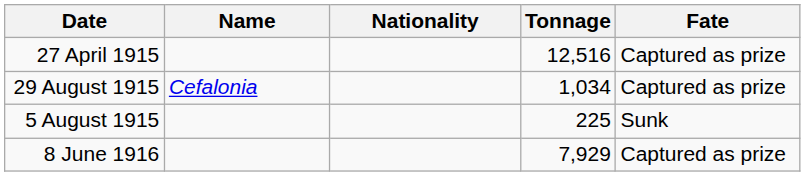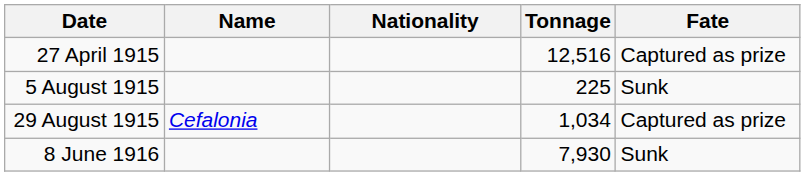rows swapped: (92, 120) <-> (86, 87)
(585, 154) 7,929 -> (585, 154) 7,930
(703, 154) Captured as prize -> (644, 154) Sunk
